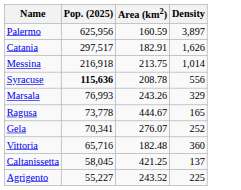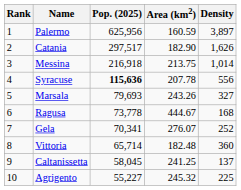+ column: (19, 13)
(153, 47) 182.91 -> (182, 47) 182.90
(153, 80) 208.78 -> (182, 80) 207.78
(99, 96) 76,993 -> (128, 96) 79,693
(197, 96) 329 -> (226, 96) 327
(197, 112) 165 -> (226, 112) 168
(99, 145) 65,716 -> (128, 145) 65,714
(153, 161) 421.25 -> (182, 161) 241.25
(153, 177) 243.52 -> (182, 177) 245.32
